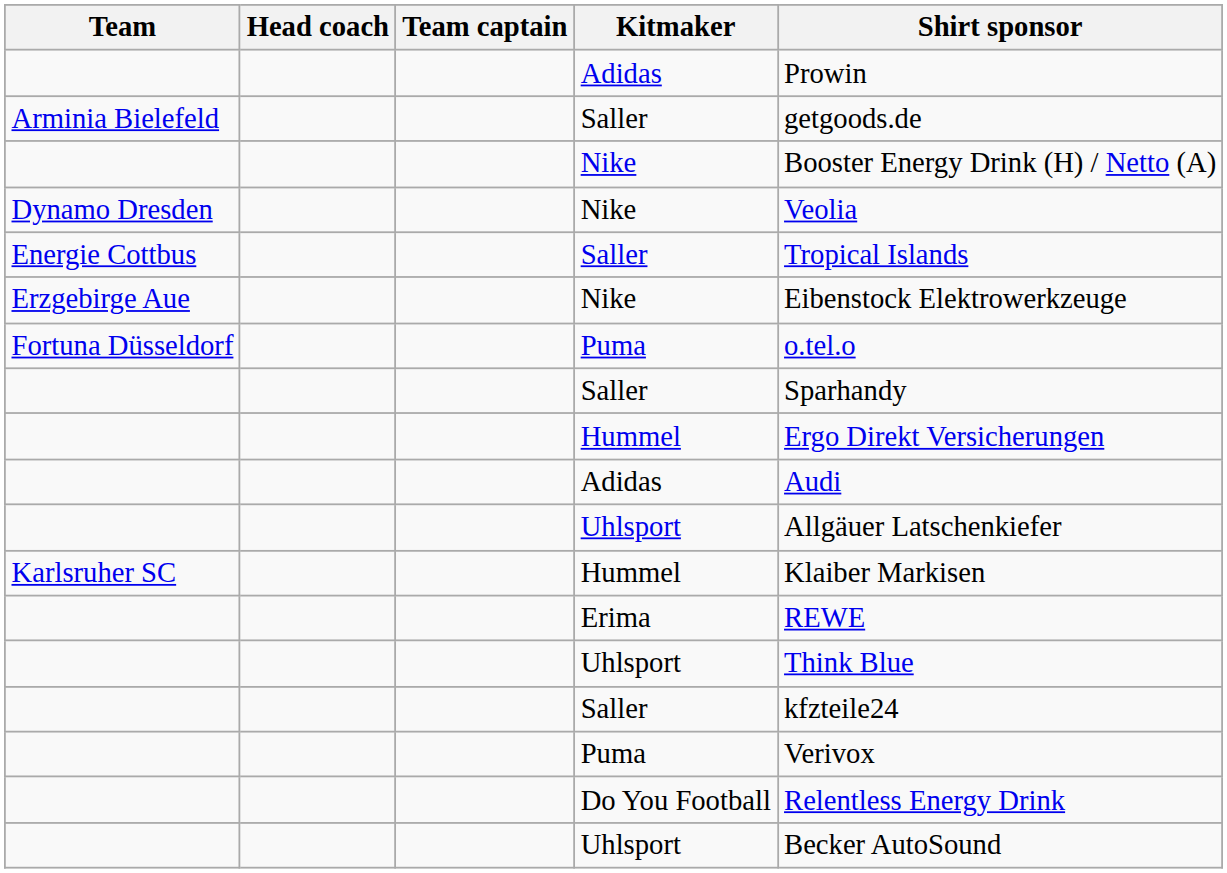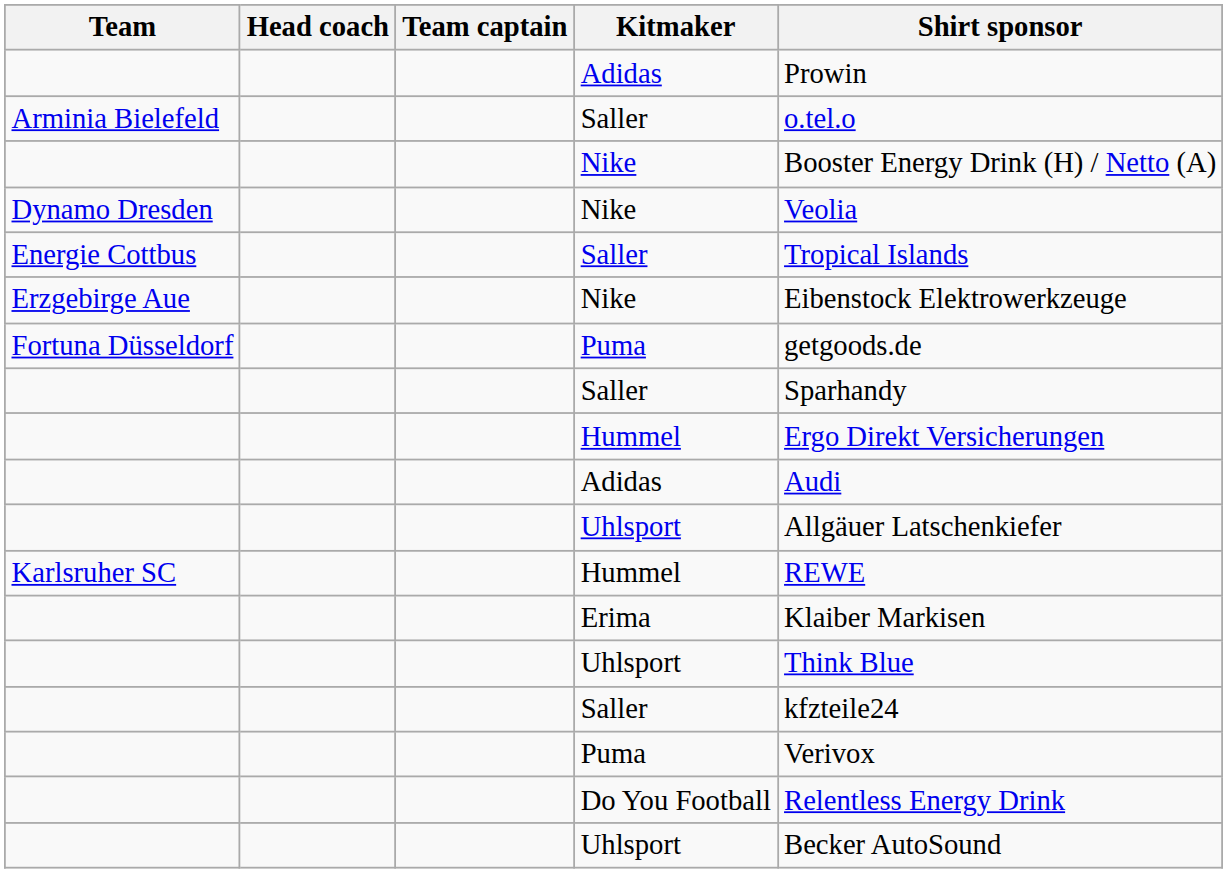(853, 118) getgoods.de -> (820, 118) o.tel.o
(820, 345) o.tel.o -> (853, 345) getgoods.de
(885, 572) Klaiber Markisen -> (825, 572) REWE
(825, 617) REWE -> (885, 617) Klaiber Markisen
